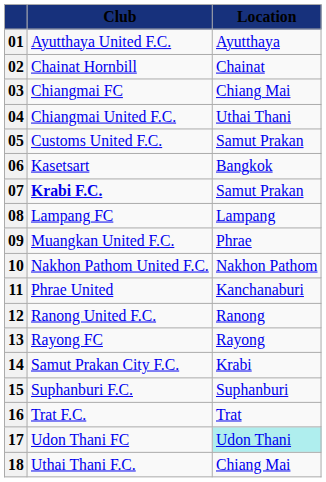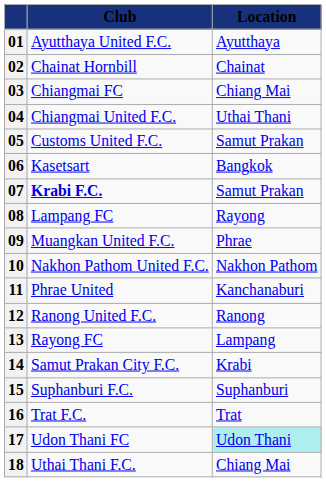(246, 215) Lampang -> (240, 215) Rayong
(240, 340) Rayong -> (246, 340) Lampang
